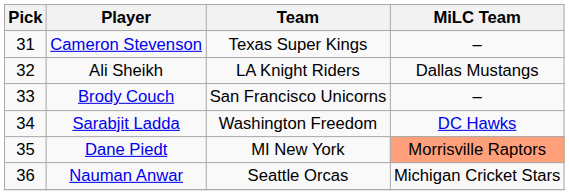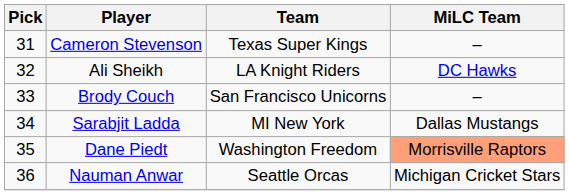(477, 70) Dallas Mustangs -> (477, 70) DC Hawks
(298, 123) Washington Freedom -> (298, 123) MI New York
(477, 123) DC Hawks -> (477, 123) Dallas Mustangs
(298, 149) MI New York -> (298, 149) Washington Freedom
